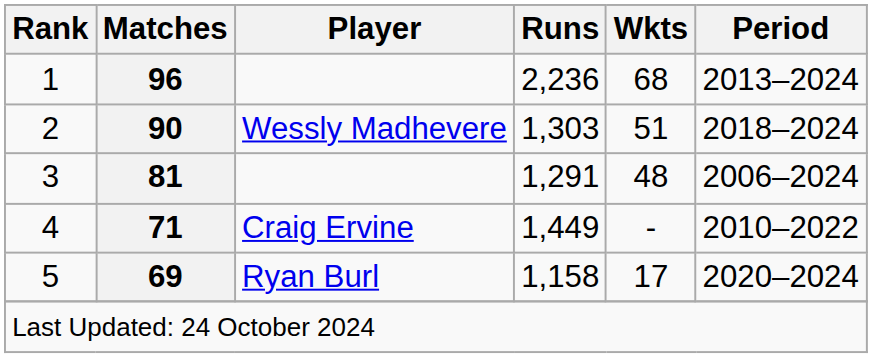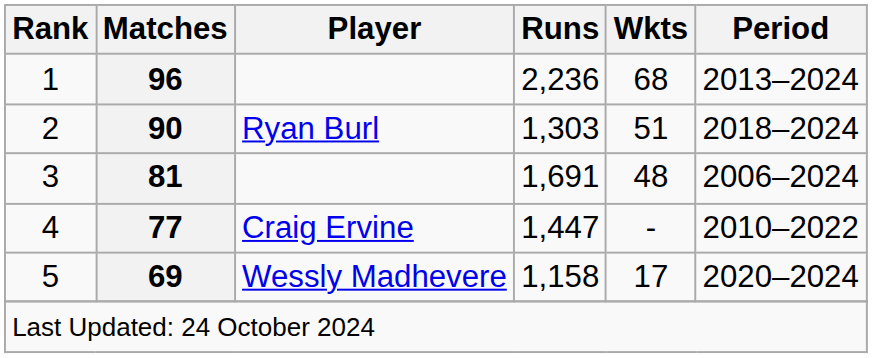(374, 128) Wessly Madhevere -> (311, 128) Ryan Burl
(560, 177) 1,291 -> (560, 177) 1,691
(165, 227) 71 -> (165, 227) 77
(560, 227) 1,449 -> (560, 227) 1,447
(311, 276) Ryan Burl -> (374, 276) Wessly Madhevere
